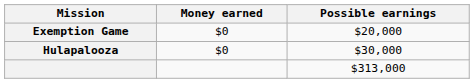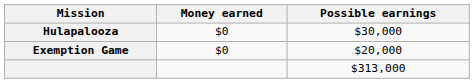rows swapped: (81, 51) <-> (81, 32)
